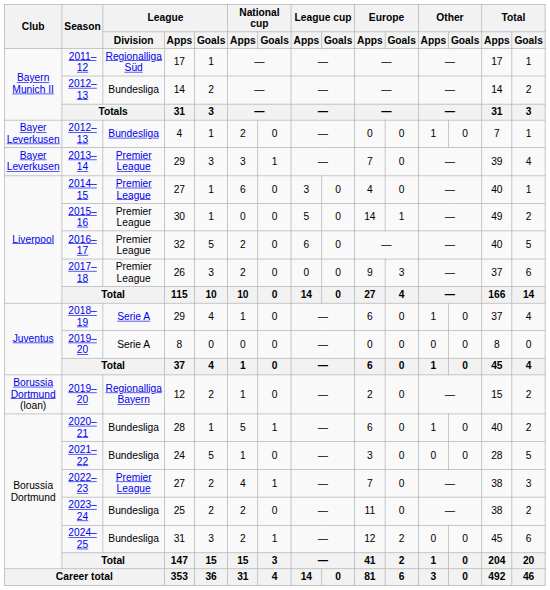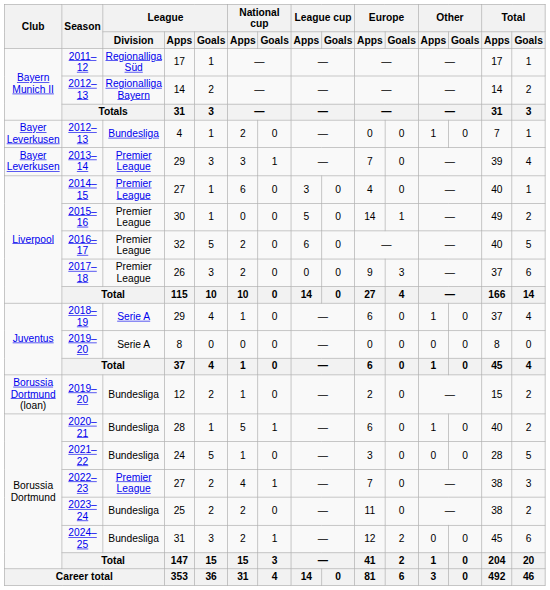(134, 90) Bundesliga -> (134, 90) Regionalliga Bayern
(134, 394) Regionalliga Bayern -> (134, 394) Bundesliga
